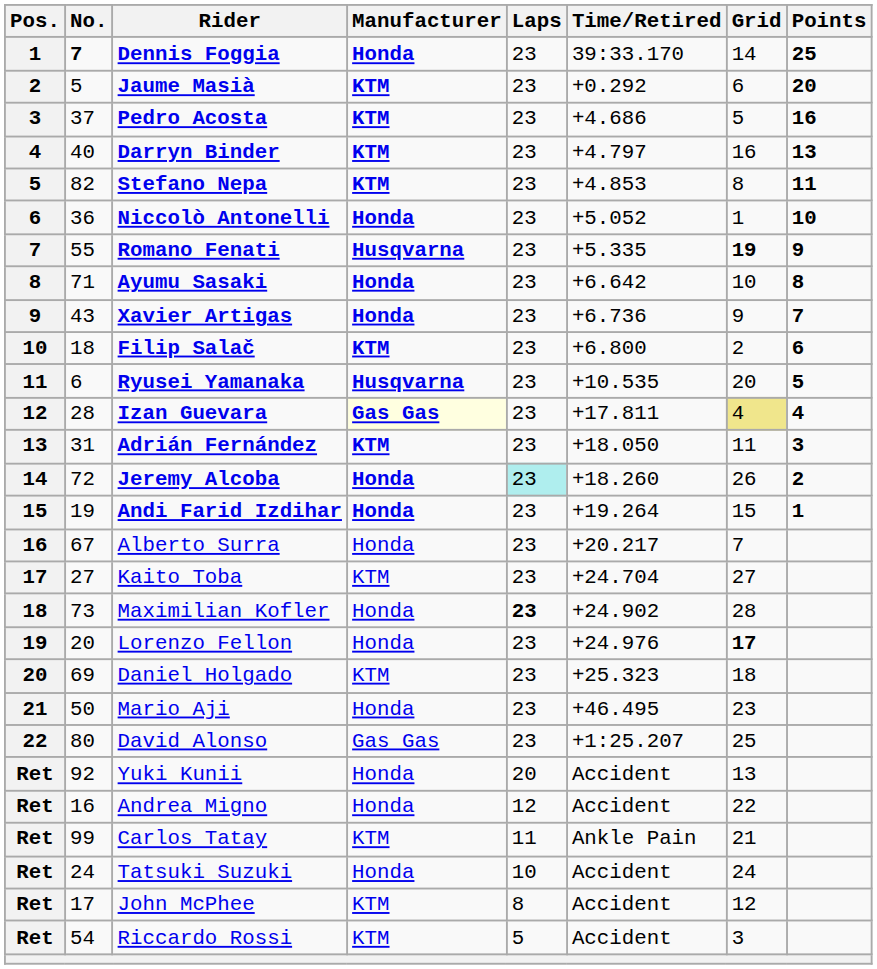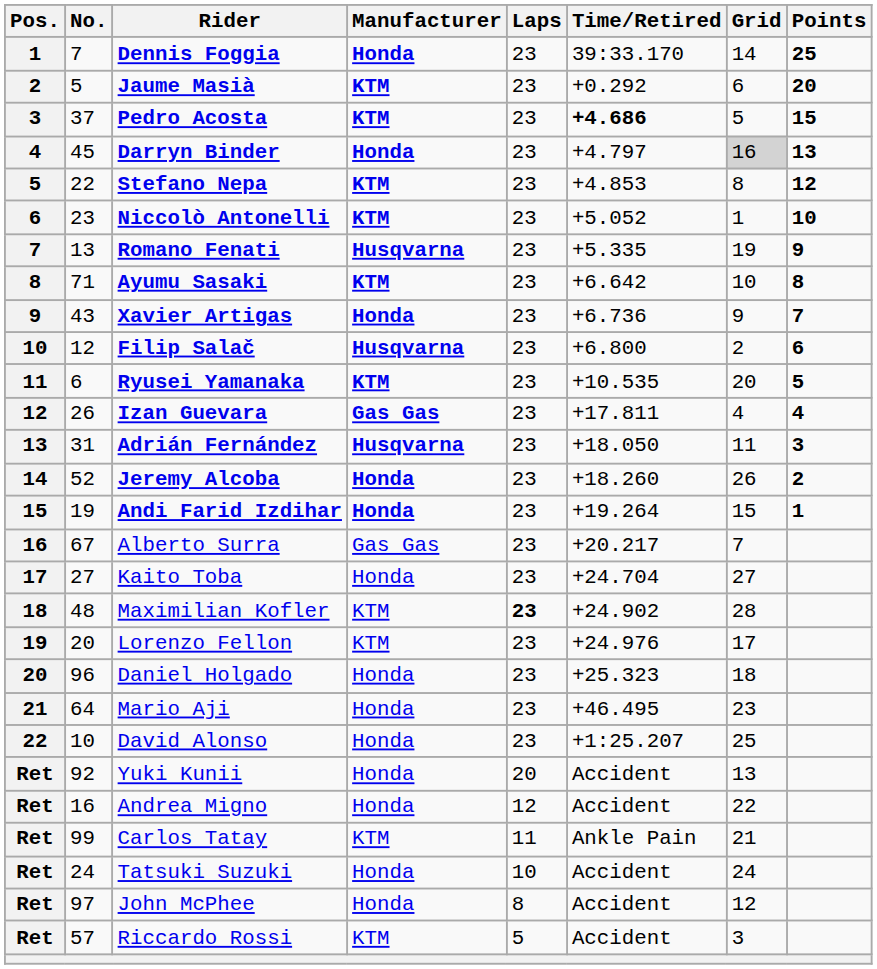(76, 54) bold -> (76, 54) normal
(609, 120) normal -> (609, 120) bold
(804, 120) 16 -> (804, 120) 15
(83, 152) 40 -> (83, 152) 45
(371, 152) KTM -> (383, 152) Honda
(744, 152) no background -> (744, 152) lightgrey background
(83, 185) 82 -> (83, 185) 22
(804, 185) 11 -> (804, 185) 12
(83, 218) 36 -> (83, 218) 23
(383, 218) Honda -> (371, 218) KTM
(83, 250) 55 -> (83, 250) 13
(744, 250) bold -> (744, 250) normal
(383, 283) Honda -> (371, 283) KTM
(83, 349) 18 -> (83, 349) 12
(371, 349) KTM -> (408, 349) Husqvarna
(408, 381) Husqvarna -> (371, 381) KTM
(83, 414) 28 -> (83, 414) 26
(396, 414) lightyellow background -> (396, 414) no background
(738, 414) khaki background -> (738, 414) no background
(371, 447) KTM -> (408, 447) Husqvarna
(83, 479) 72 -> (83, 479) 52
(524, 479) paleturquoise background -> (524, 479) no background
(383, 545) Honda -> (396, 545) Gas Gas
(371, 578) KTM -> (383, 578) Honda
(83, 610) 73 -> (83, 610) 48
(383, 610) Honda -> (371, 610) KTM
(383, 643) Honda -> (371, 643) KTM
(744, 643) bold -> (744, 643) normal
(83, 676) 69 -> (83, 676) 96
(371, 676) KTM -> (383, 676) Honda
(83, 709) 50 -> (83, 709) 64
(83, 741) 80 -> (83, 741) 10
(396, 741) Gas Gas -> (383, 741) Honda
(83, 905) 17 -> (83, 905) 97
(371, 905) KTM -> (383, 905) Honda
(83, 938) 54 -> (83, 938) 57
